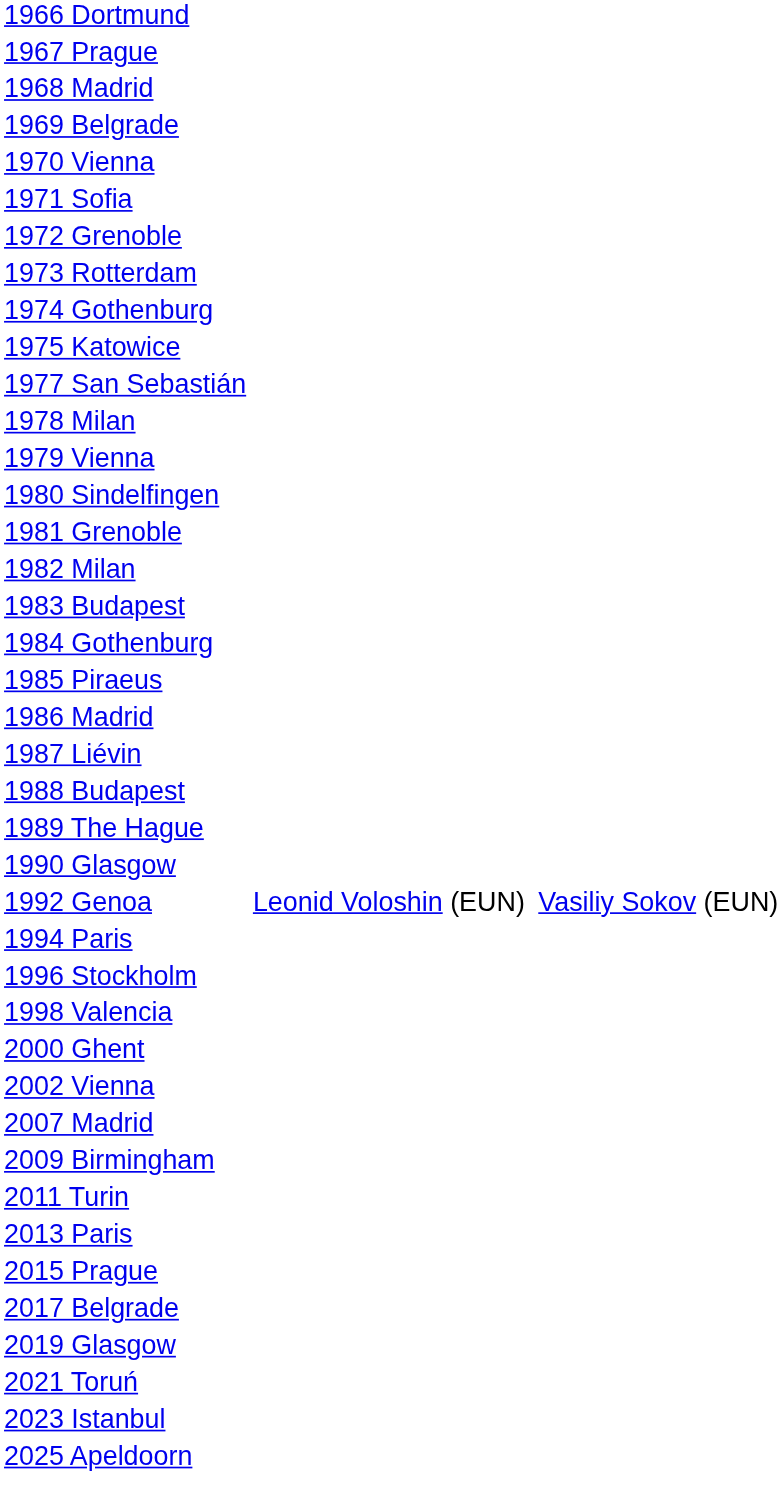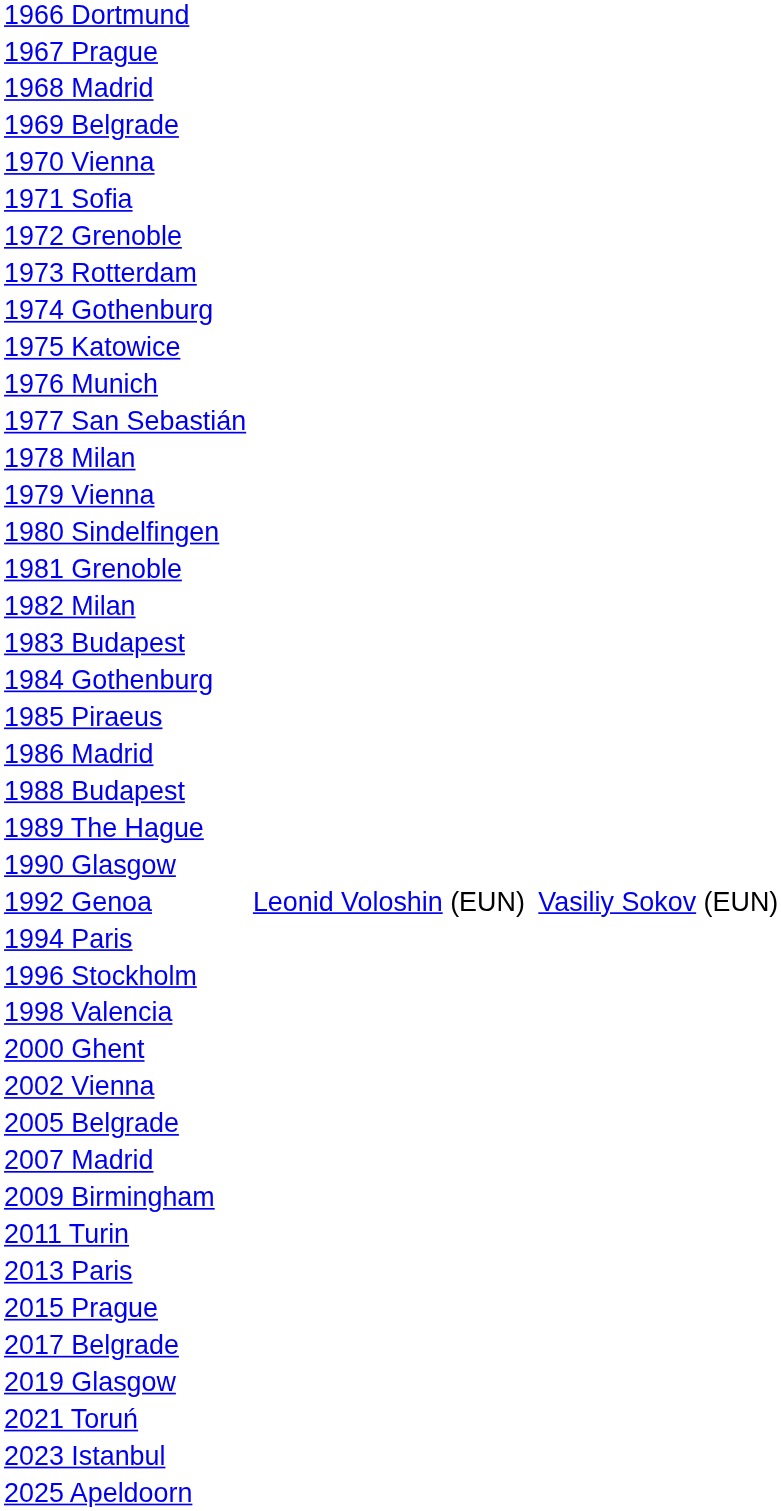+ row: (81, 384)
- row: (73, 754)
+ row: (91, 1123)
